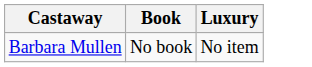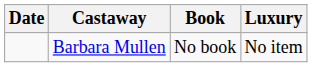+ column: (27, 18)
